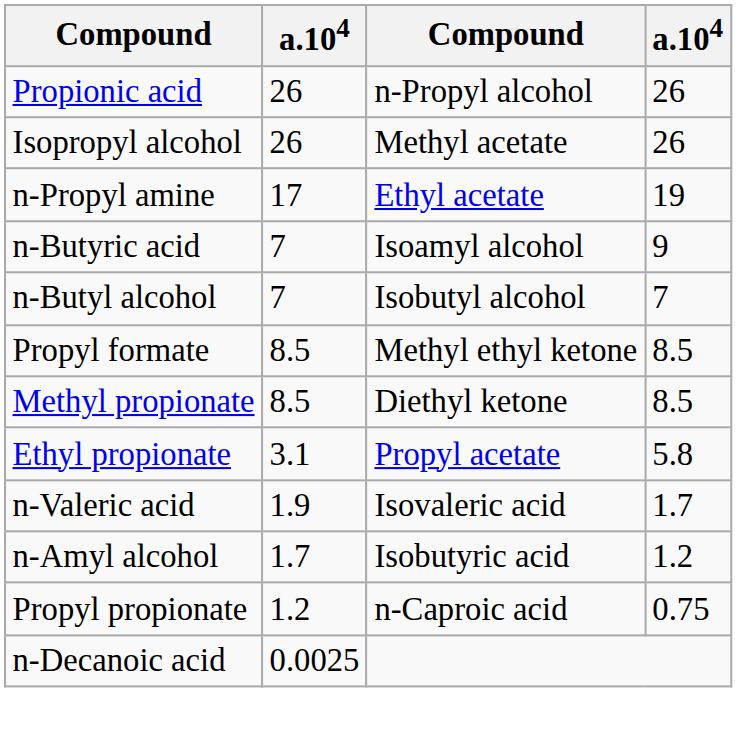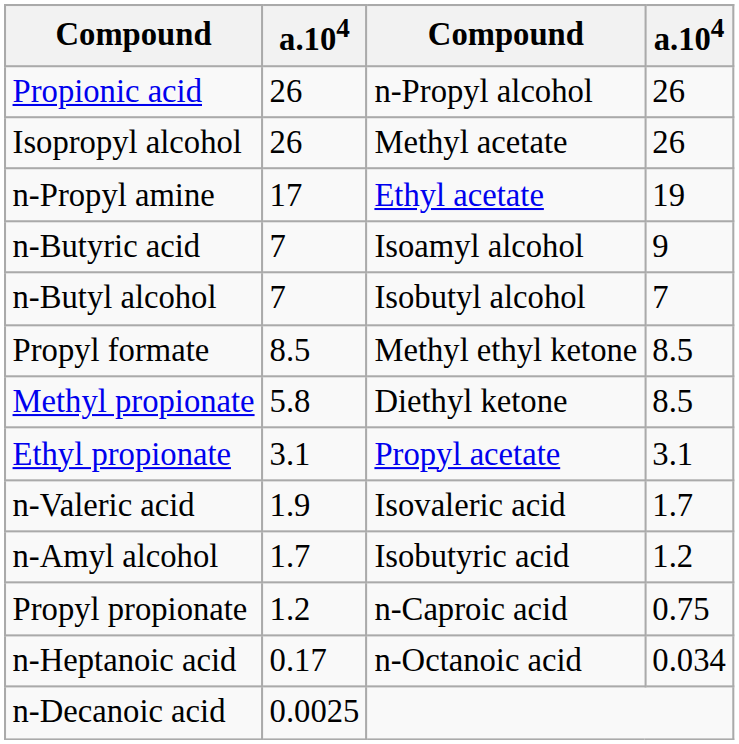(290, 401) 8.5 -> (290, 401) 5.8
(673, 453) 5.8 -> (673, 453) 3.1
+ row: (124, 660)
